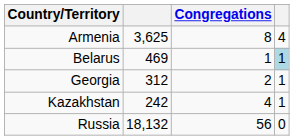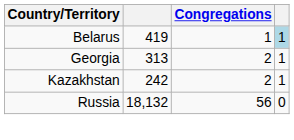- row: (94, 37)
(157, 59) 469 -> (157, 37) 419
(157, 80) 312 -> (157, 59) 313
(268, 102) 4 -> (268, 80) 2
